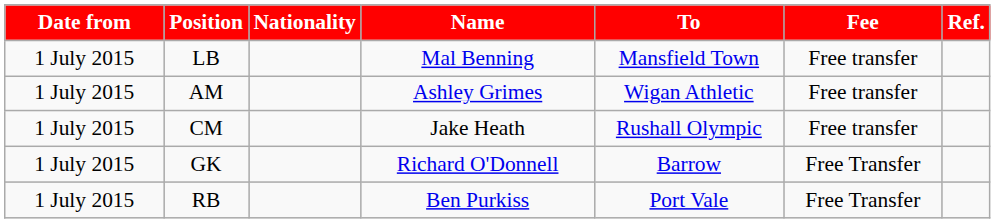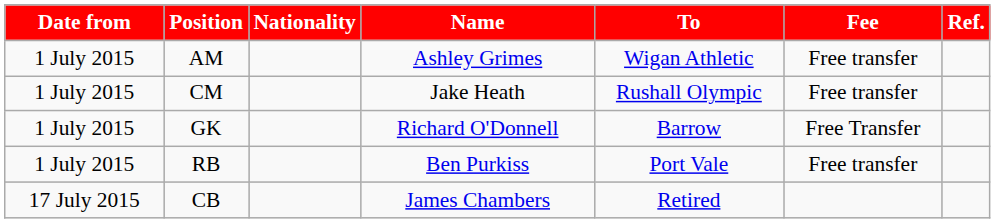- row: (206, 57)
(863, 199) Free Transfer -> (863, 164) Free transfer
+ row: (206, 199)
